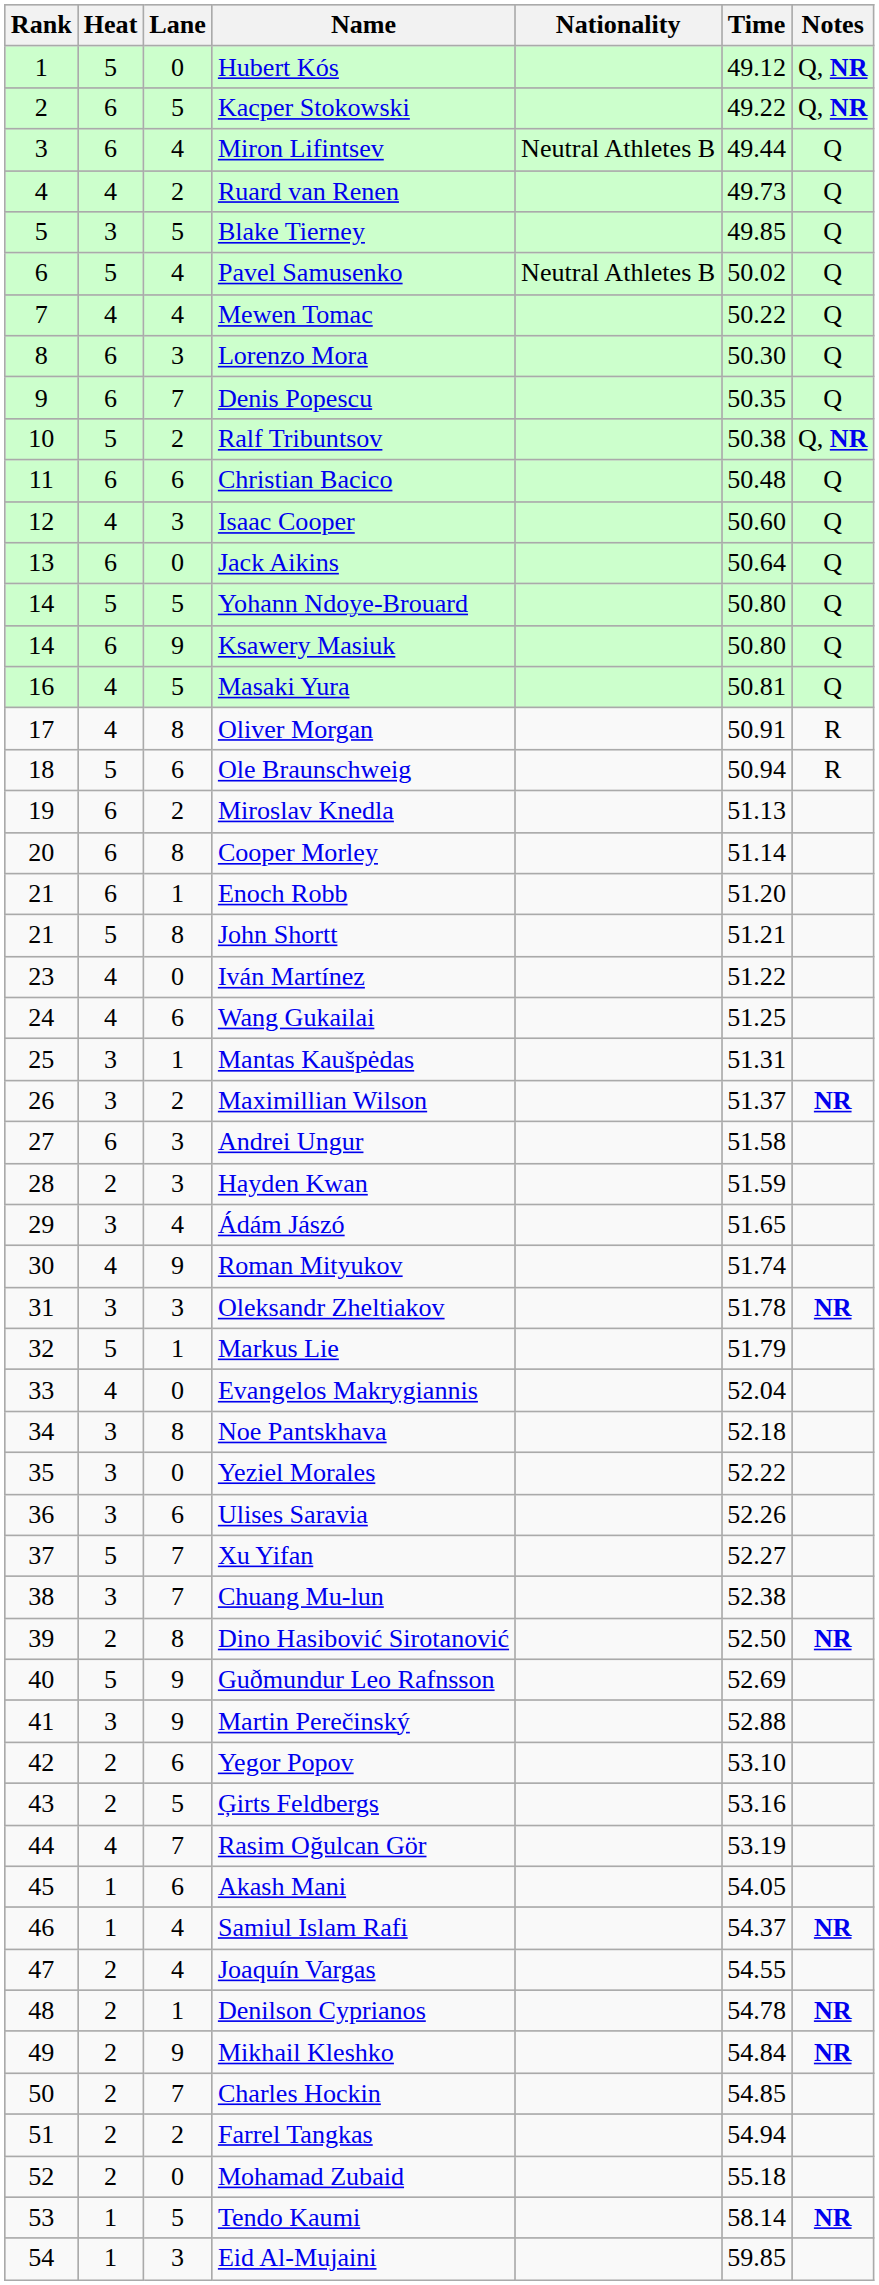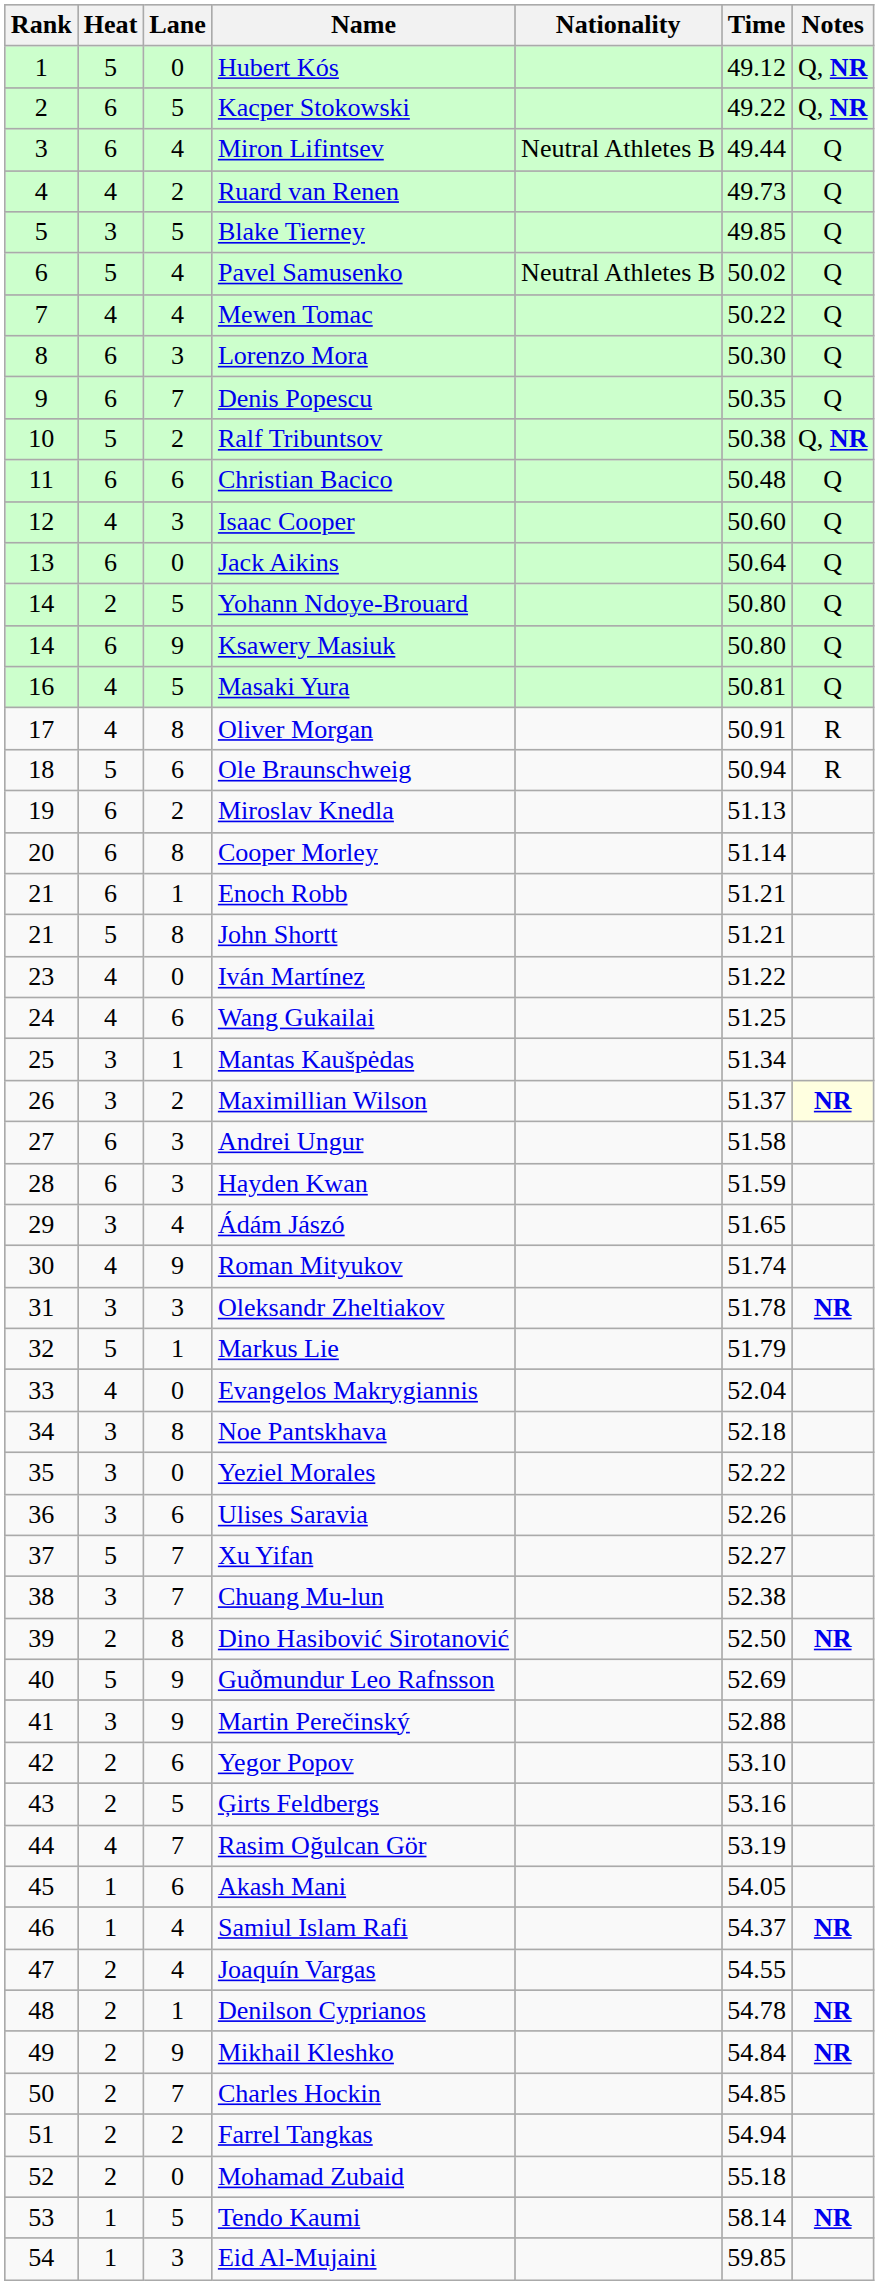(111, 604) 5 -> (111, 604) 2
(757, 893) 51.20 -> (757, 893) 51.21
(757, 1059) 51.31 -> (757, 1059) 51.34
(833, 1100) no background -> (833, 1100) lightyellow background
(111, 1183) 2 -> (111, 1183) 6
